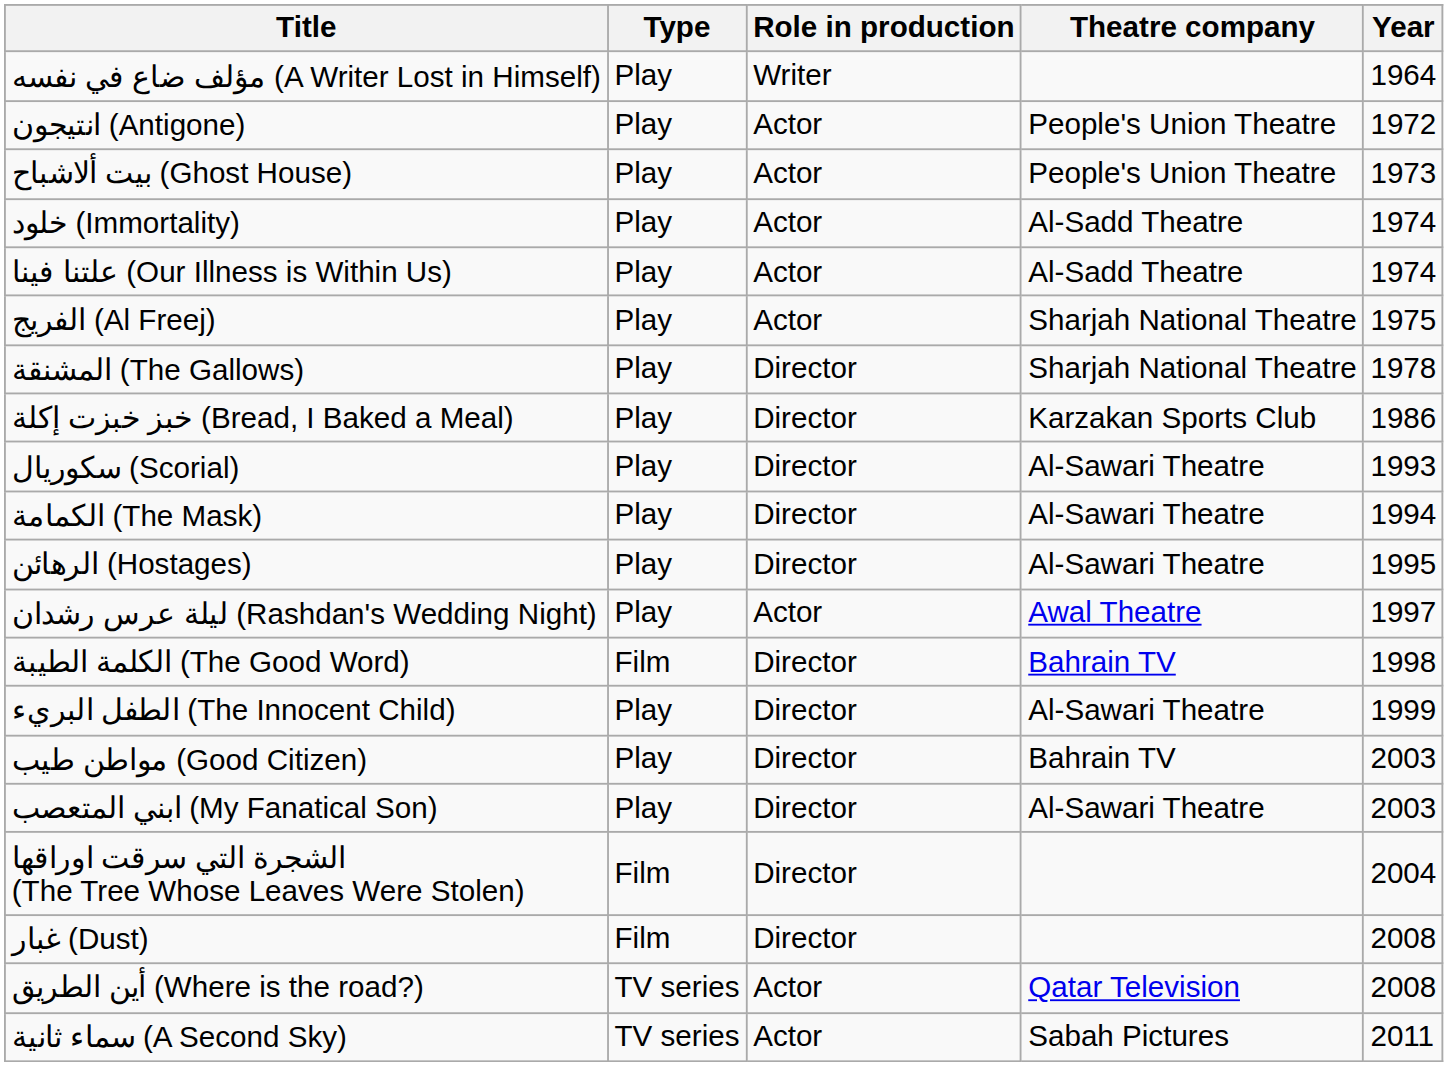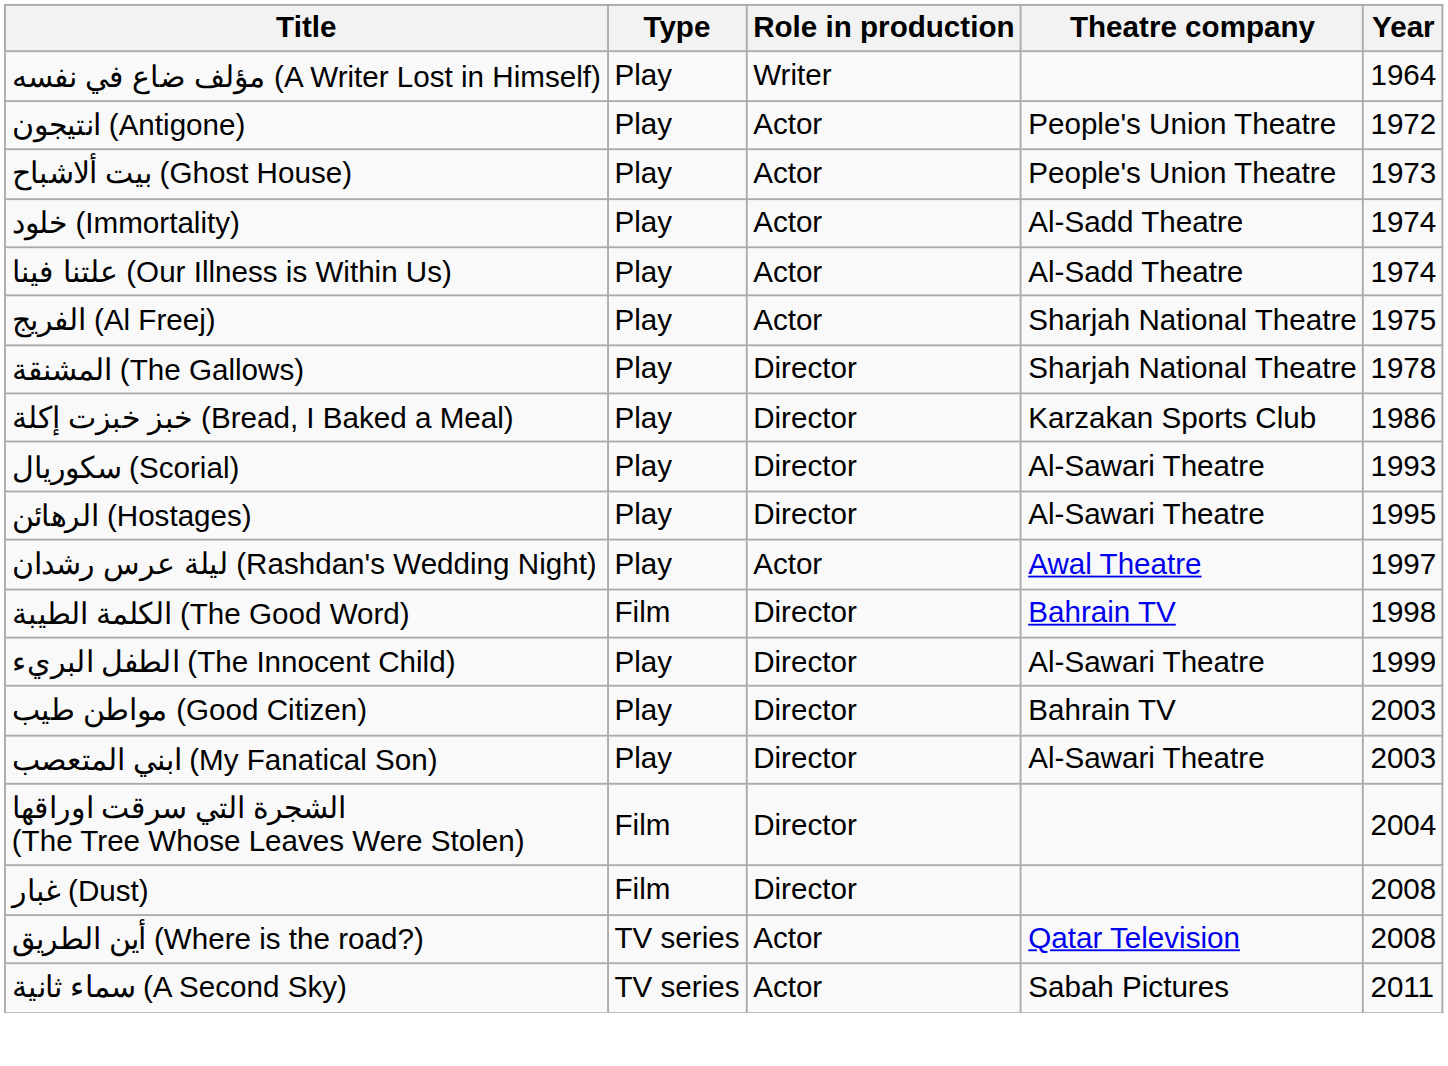- row: (137, 515)
